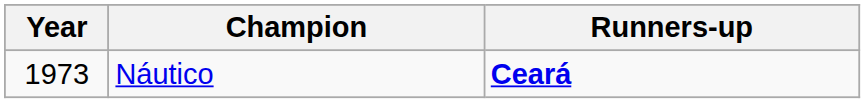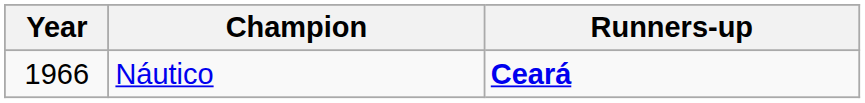(57, 73) 1973 -> (57, 73) 1966
